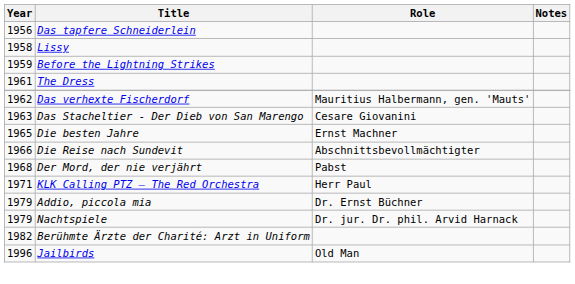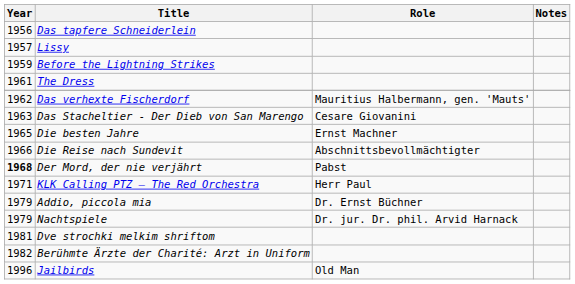(20, 47) 1958 -> (20, 47) 1957
(20, 167) normal -> (20, 167) bold
+ row: (126, 236)
